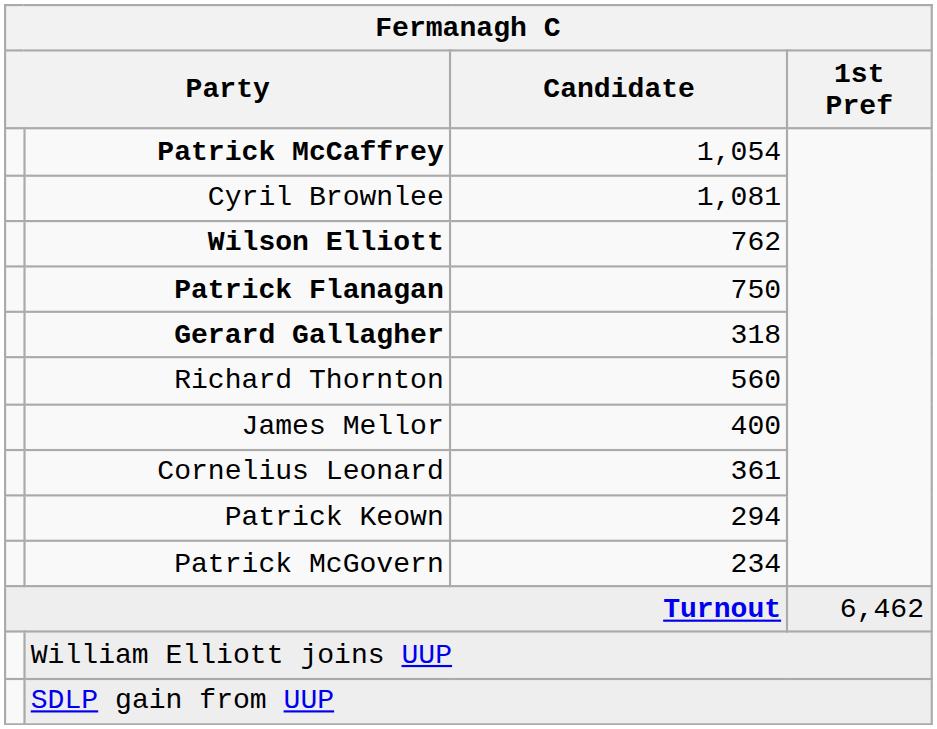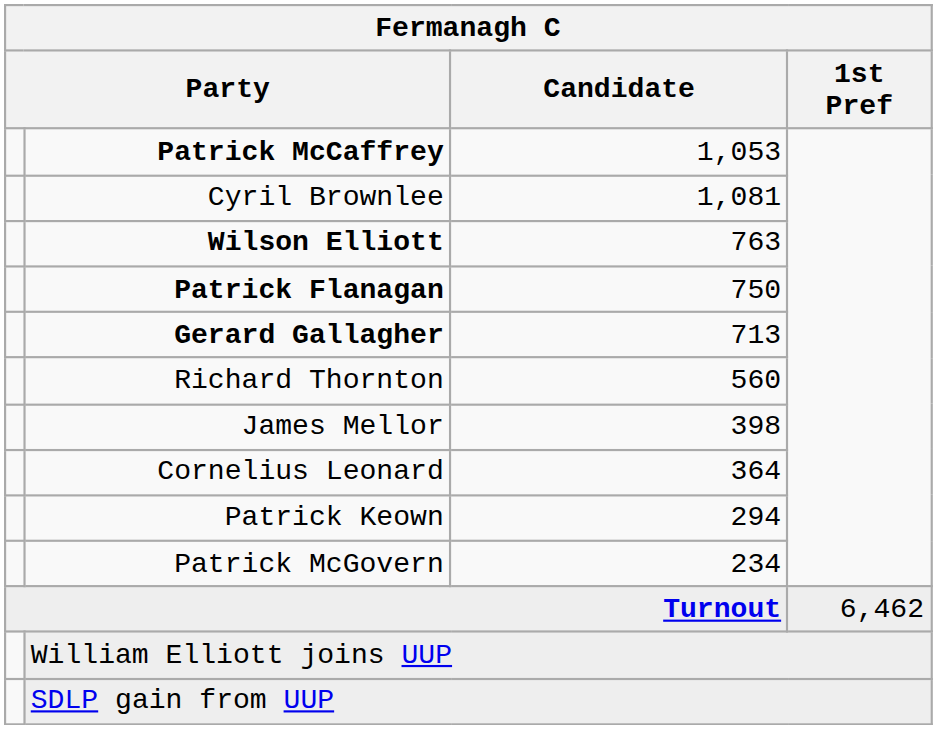(739, 152) 1,054 -> (739, 152) 1,053
(756, 243) 762 -> (756, 243) 763
(756, 335) 318 -> (756, 335) 713
(756, 426) 400 -> (756, 426) 398
(756, 472) 361 -> (756, 472) 364
